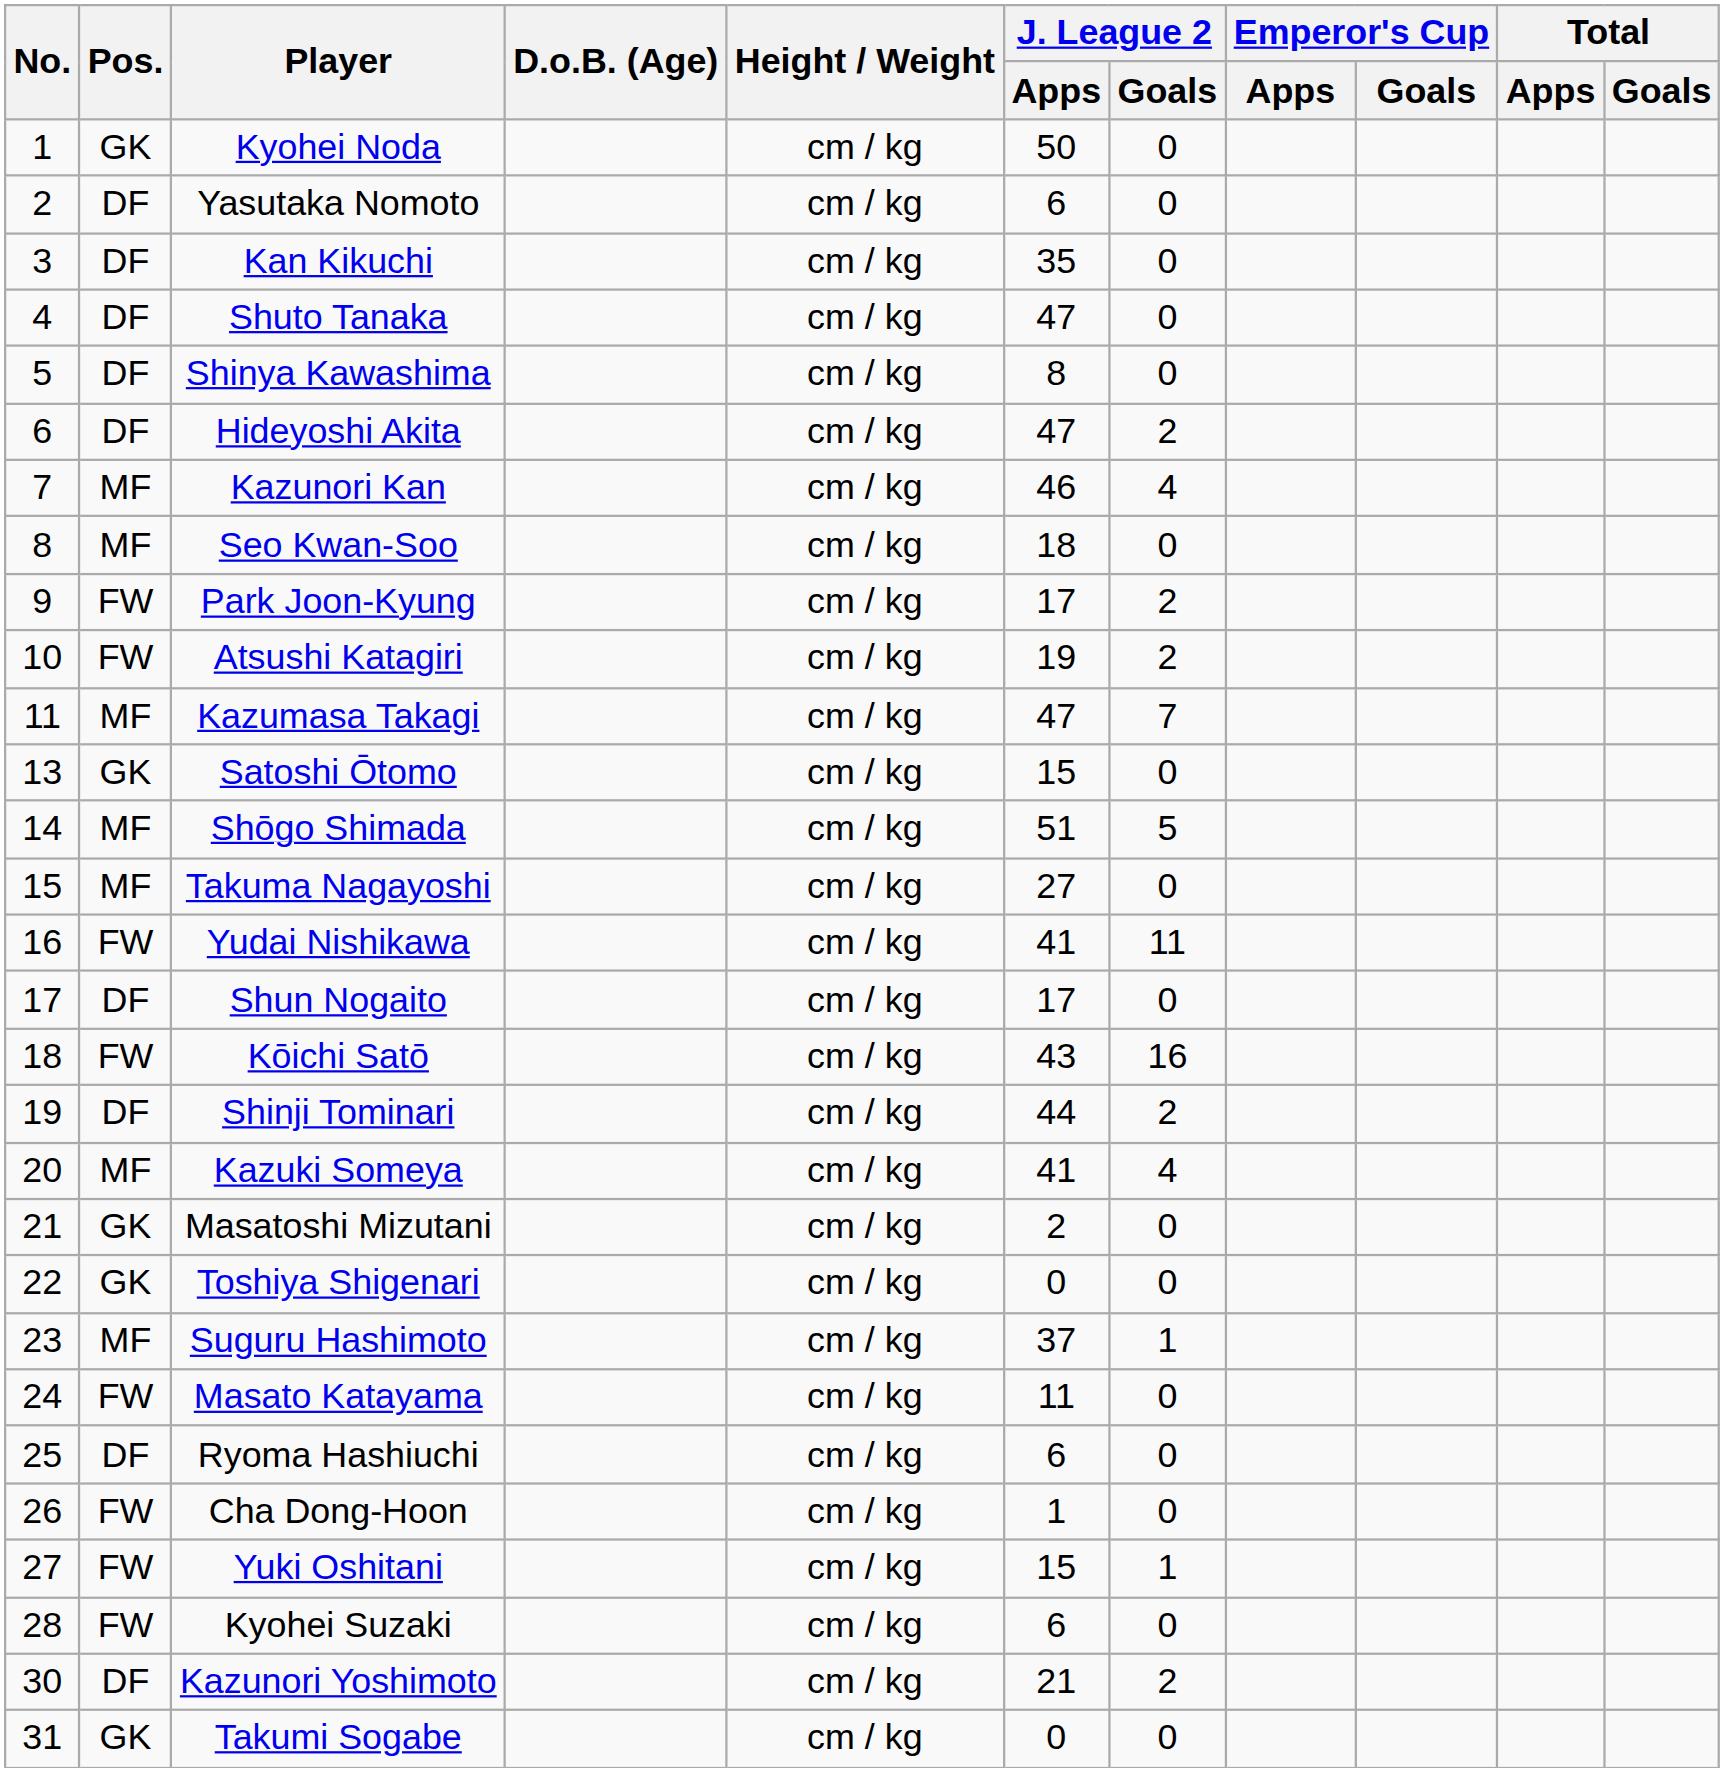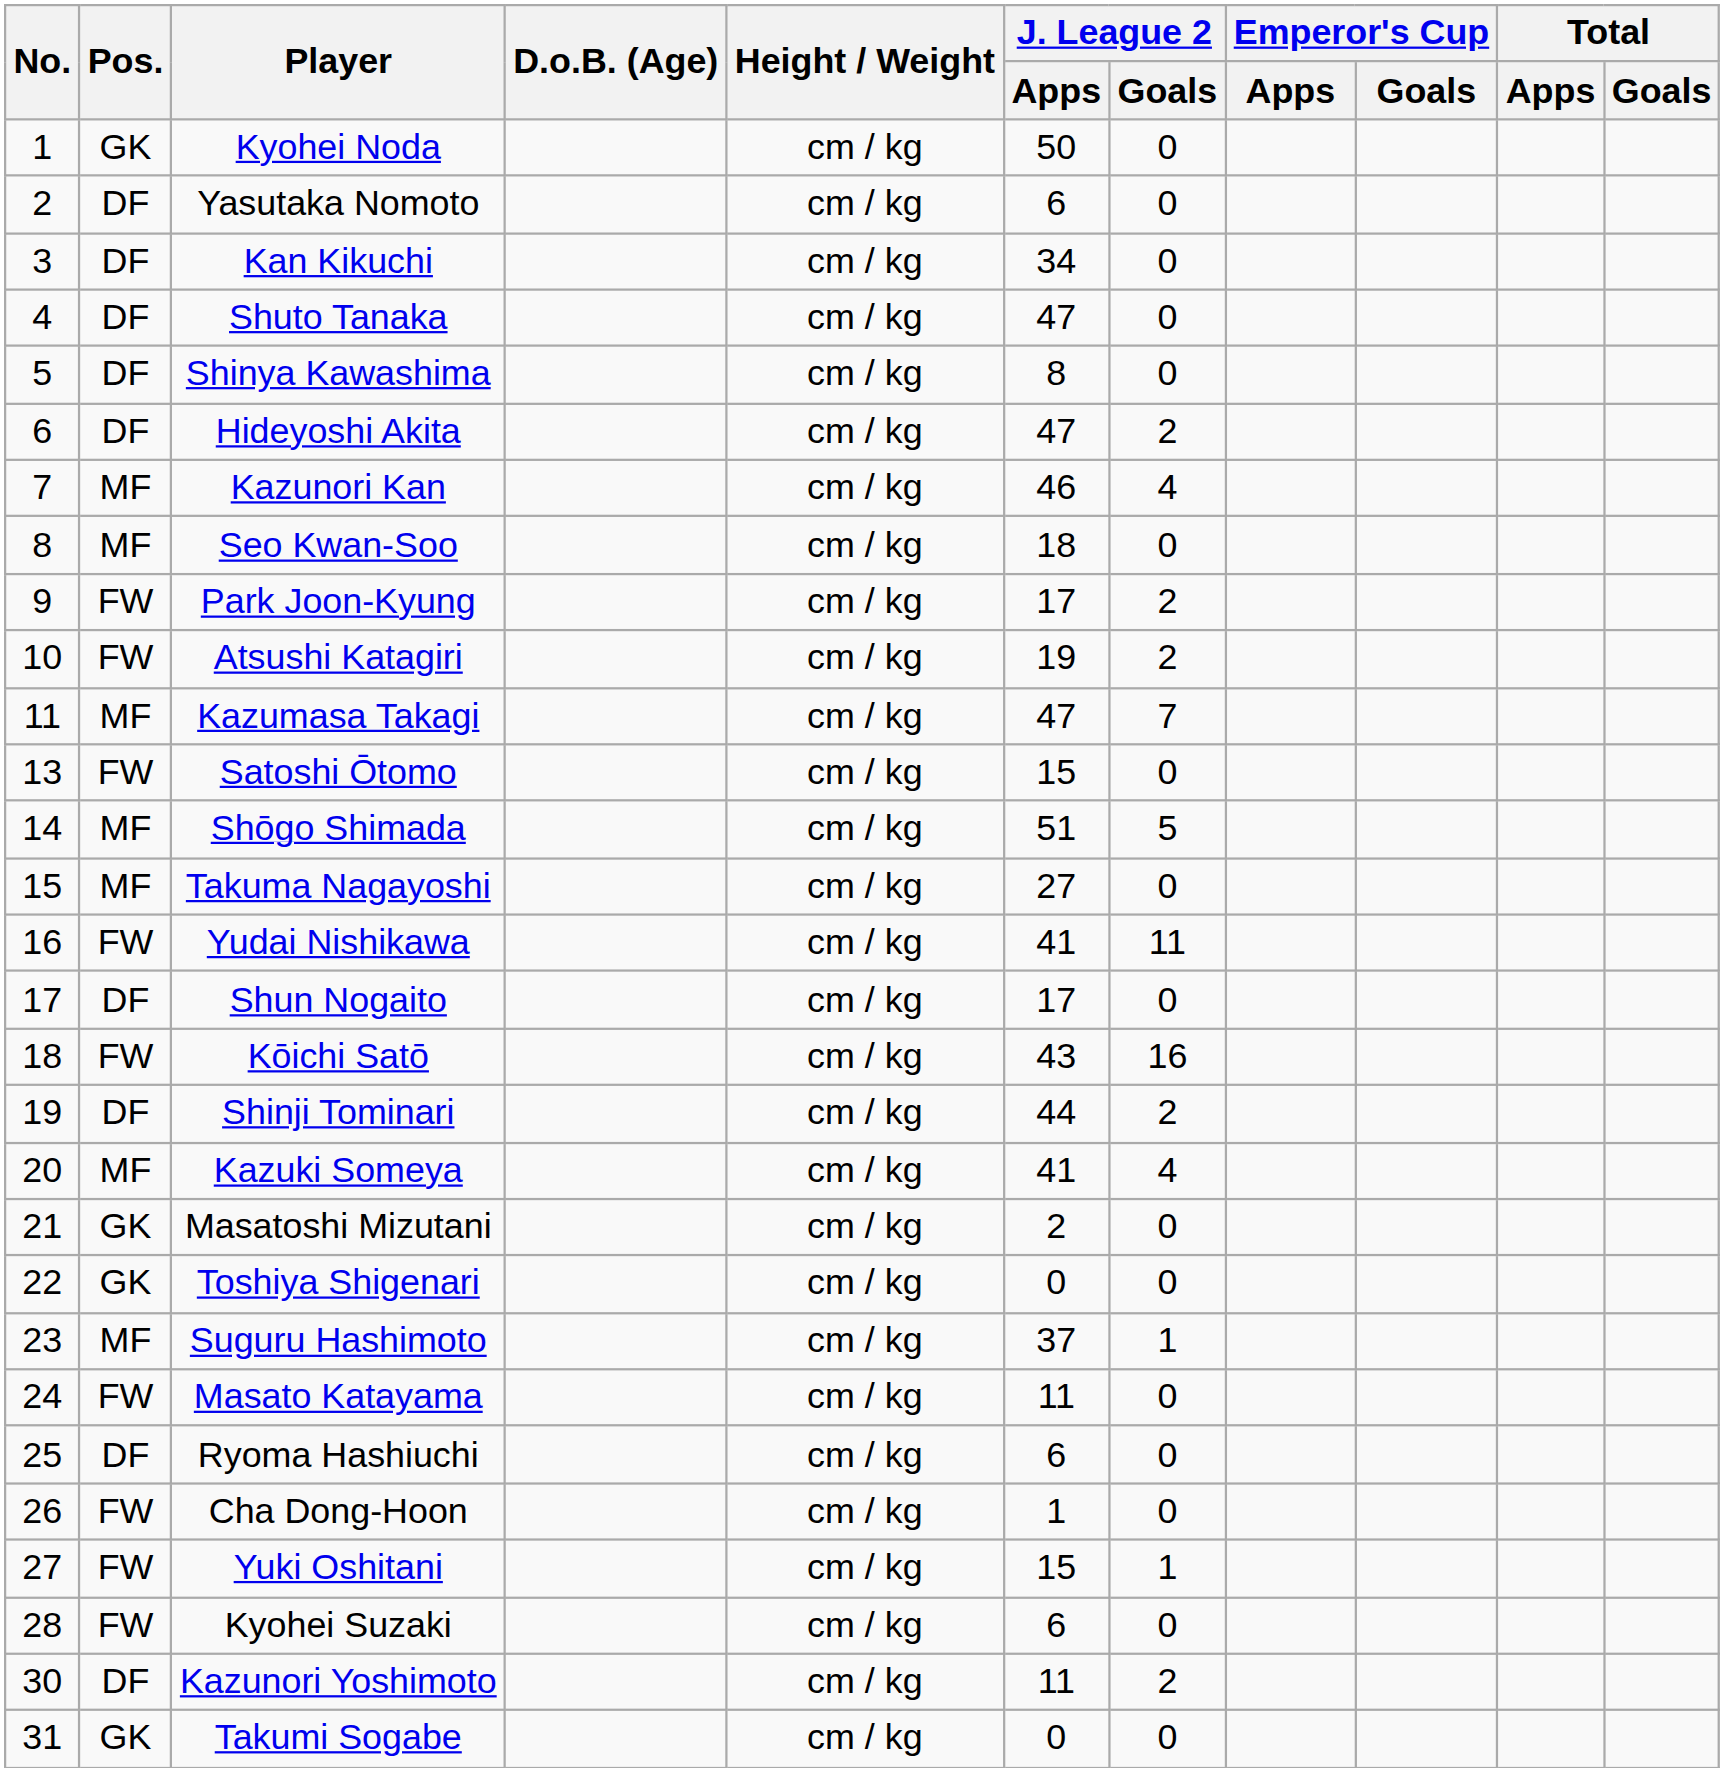(1056, 260) 35 -> (1056, 260) 34
(125, 771) GK -> (125, 771) FW
(1056, 1681) 21 -> (1056, 1681) 11
